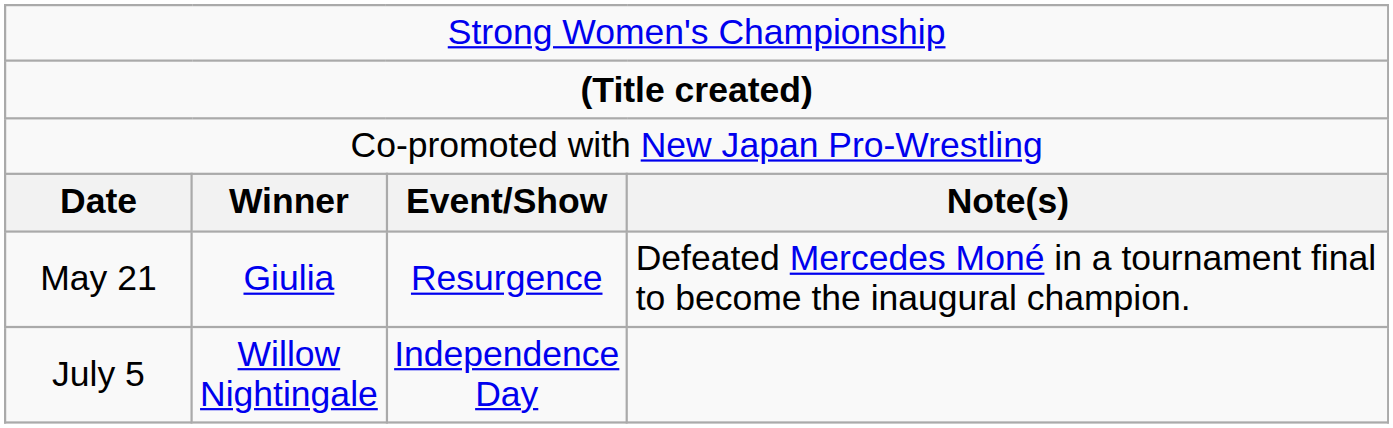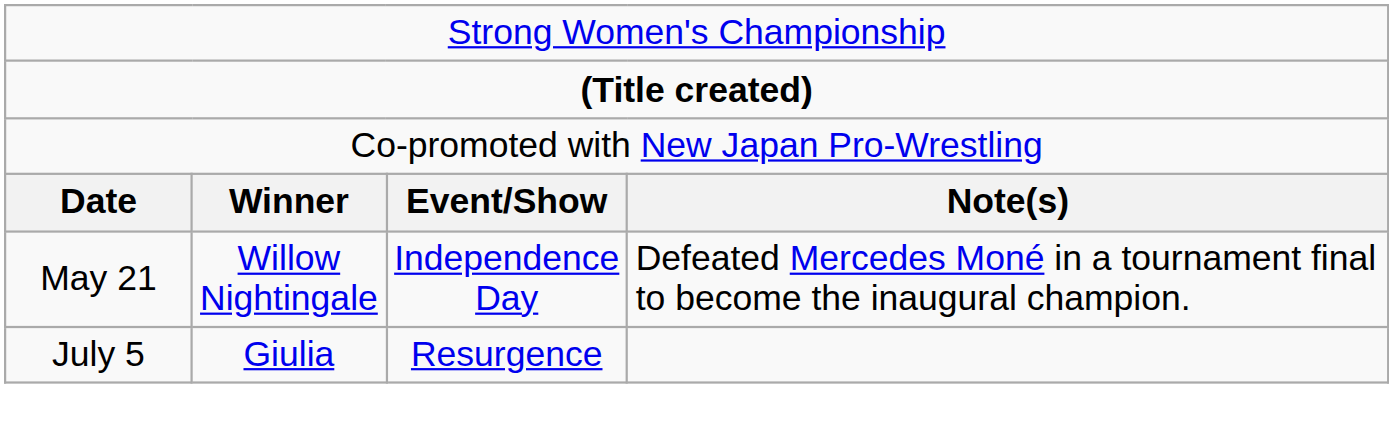(289, 277) Giulia -> (289, 277) Willow Nightingale
(507, 277) Resurgence -> (507, 277) Independence Day
(289, 374) Willow Nightingale -> (289, 354) Giulia
(507, 374) Independence Day -> (507, 354) Resurgence
